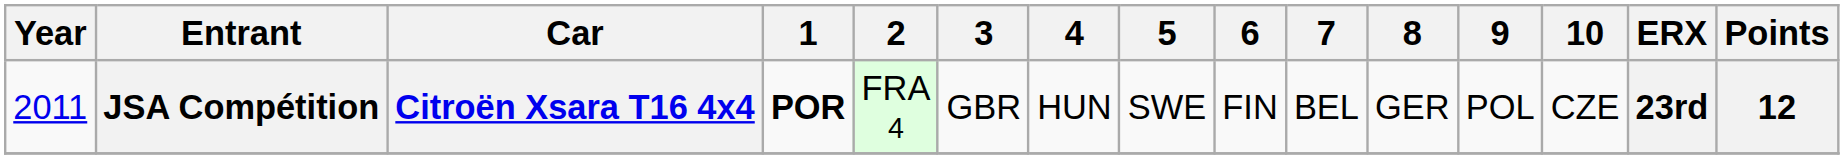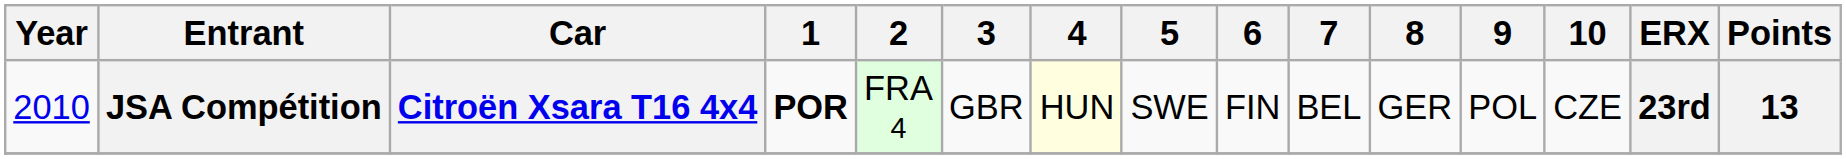(50, 106) 2011 -> (52, 106) 2010
(1074, 106) no background -> (1077, 106) lightyellow background
(1777, 106) 12 -> (1780, 106) 13
